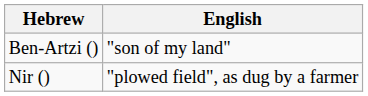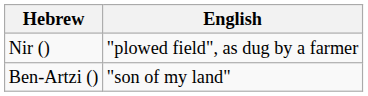rows swapped: (54, 47) <-> (29, 76)
